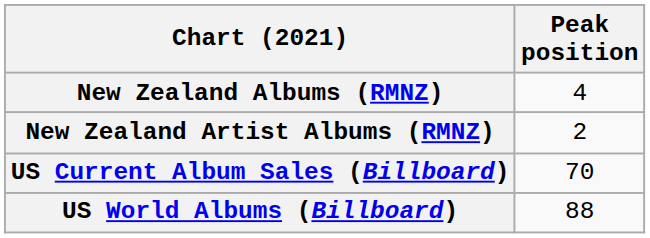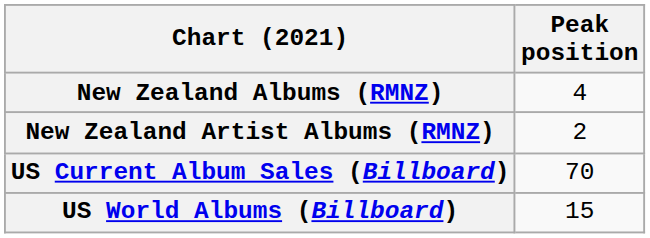(580, 212) 88 -> (580, 212) 15
